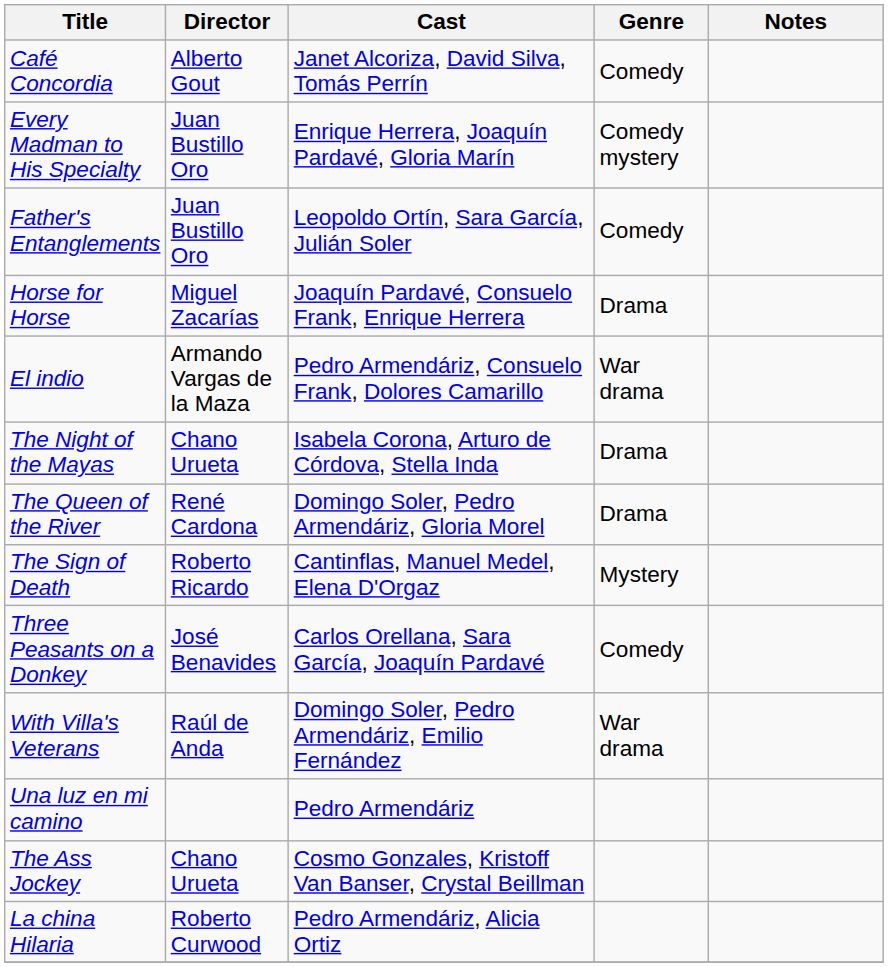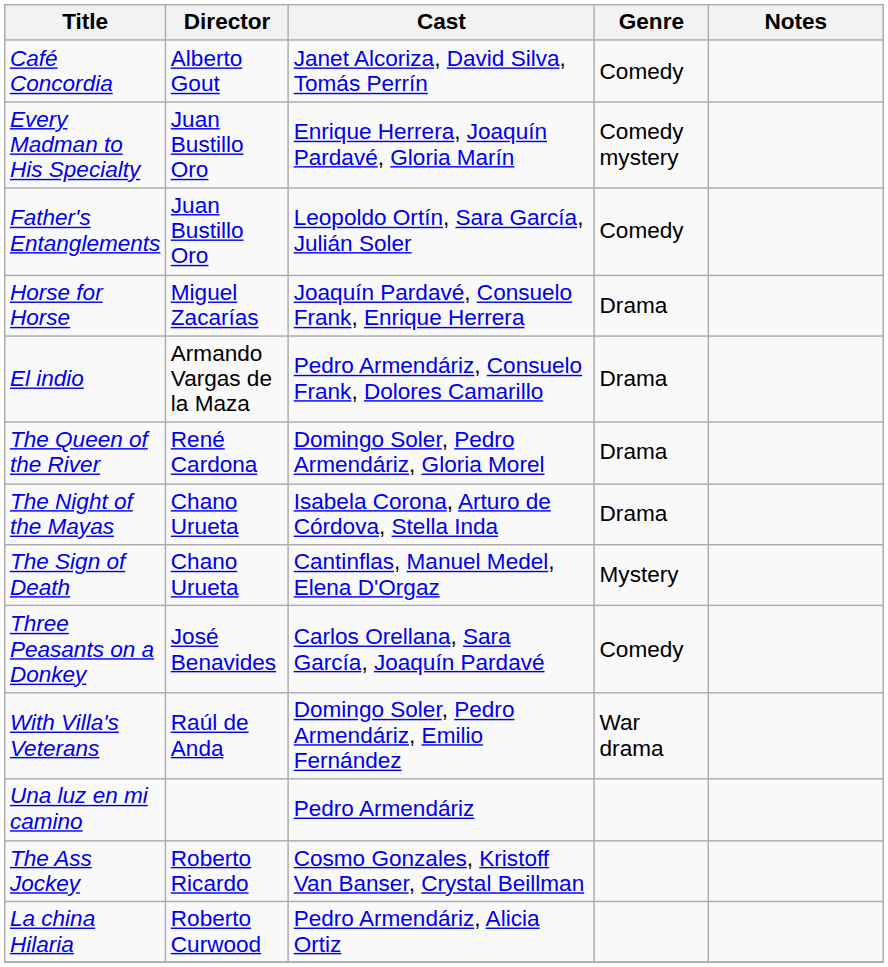(632, 378) War drama -> (633, 378) Drama
rows swapped: (71, 452) <-> (79, 513)
(211, 575) Roberto Ricardo -> (205, 575) Chano Urueta
(205, 870) Chano Urueta -> (211, 870) Roberto Ricardo
